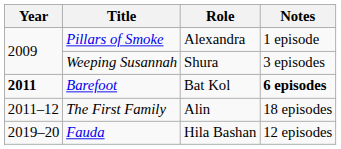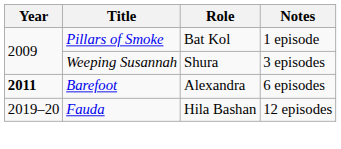(215, 39) Alexandra -> (207, 39) Bat Kol
(207, 86) Bat Kol -> (215, 86) Alexandra
(295, 86) bold -> (294, 86) normal
- row: (116, 109)
